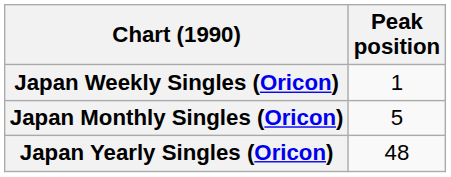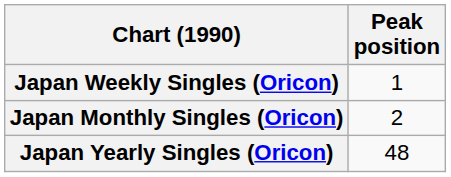(397, 117) 5 -> (397, 117) 2
